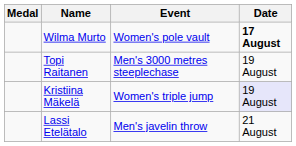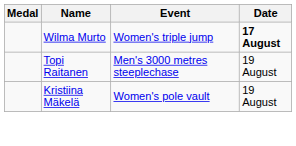(162, 37) Women's pole vault -> (163, 37) Women's triple jump
(163, 97) Women's triple jump -> (162, 97) Women's pole vault
(259, 97) lavender background -> (259, 97) no background
- row: (65, 127)
